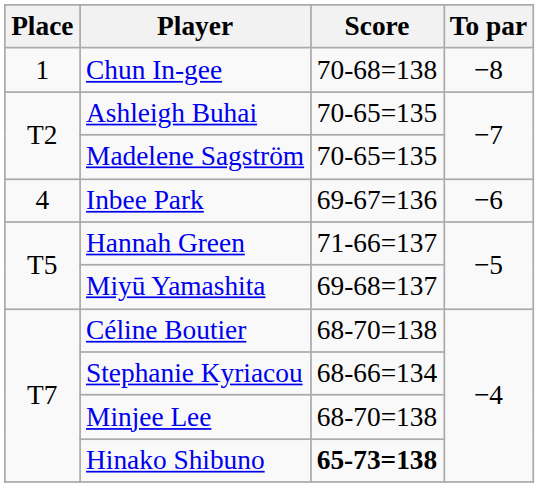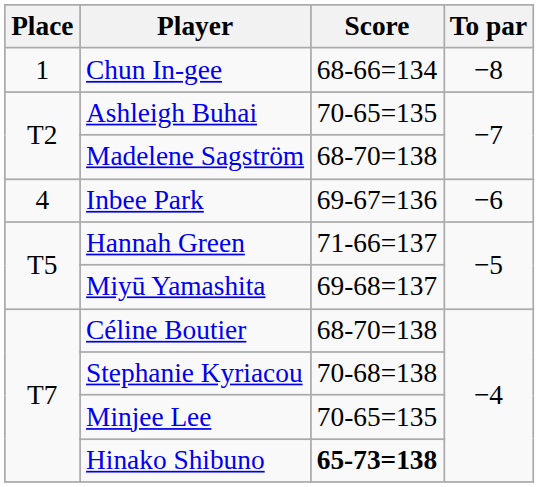(377, 69) 70-68=138 -> (377, 69) 68-66=134
(377, 156) 70-65=135 -> (377, 156) 68-70=138
(377, 373) 68-66=134 -> (377, 373) 70-68=138
(377, 416) 68-70=138 -> (377, 416) 70-65=135
